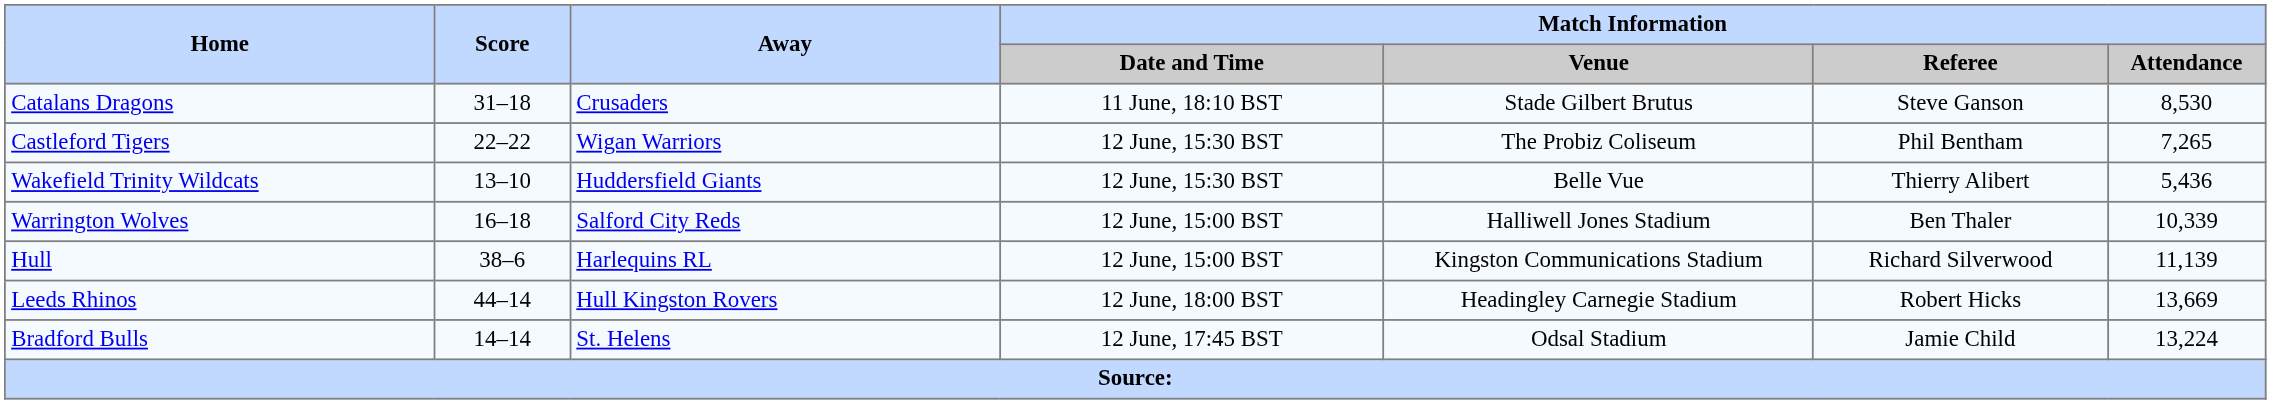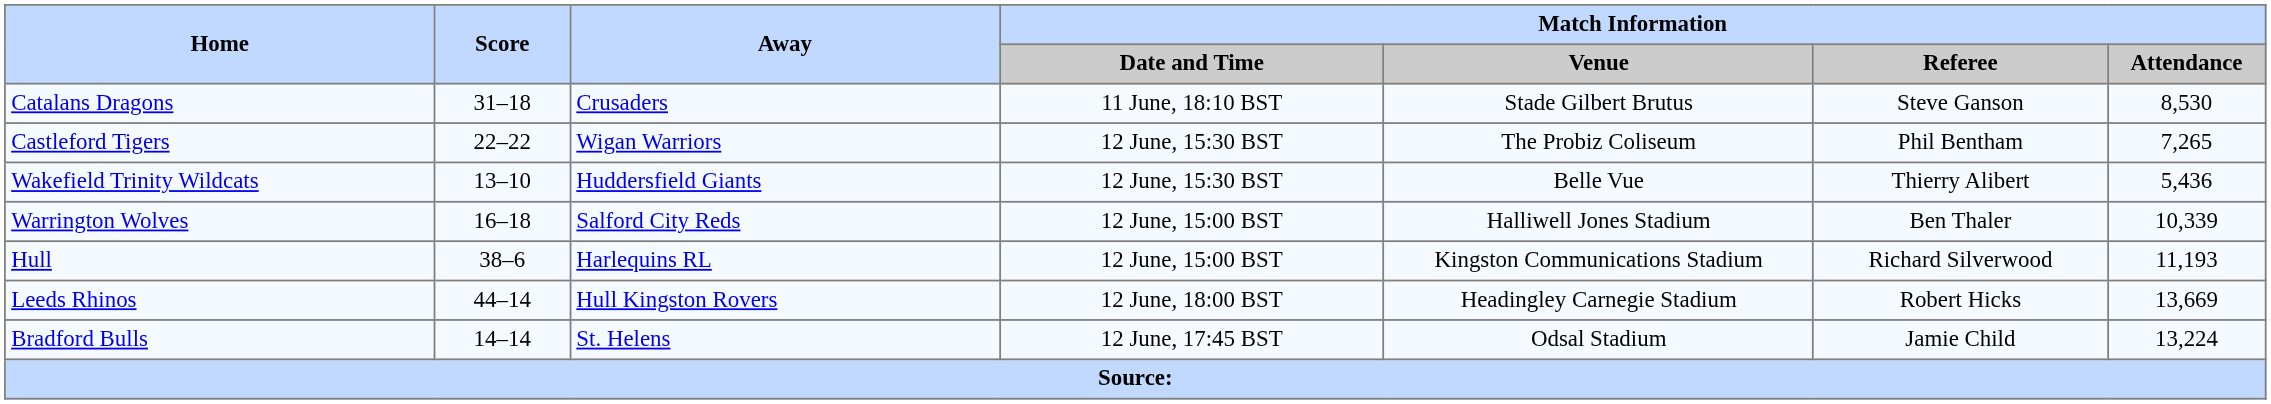(2187, 260) 11,139 -> (2187, 260) 11,193
